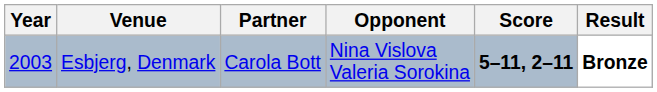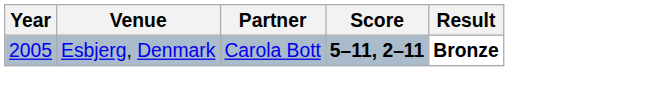- column: (400, 20)
(31, 61) 2003 -> (31, 51) 2005
